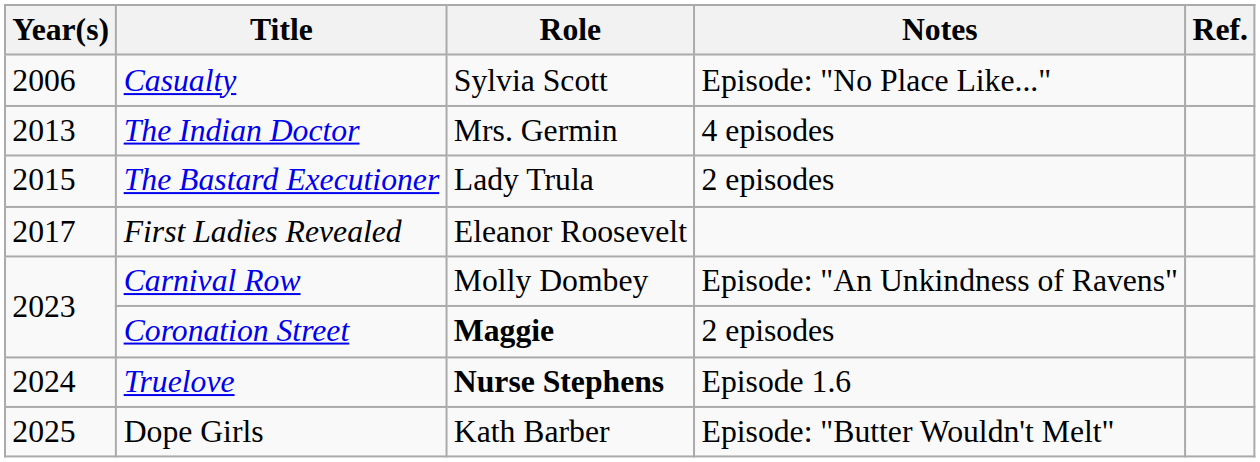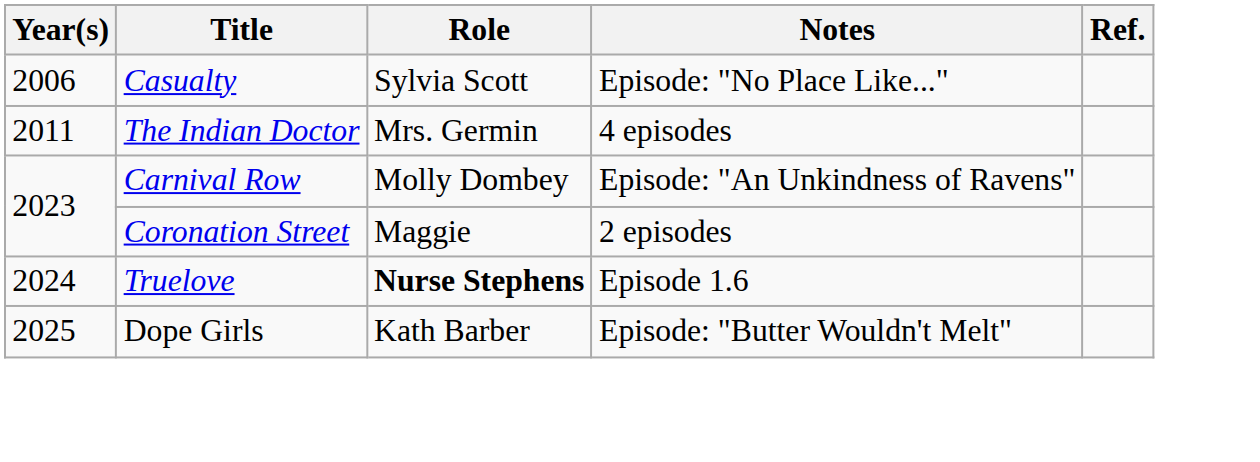(44, 130) 2013 -> (43, 130) 2011
- row: (281, 180)
- row: (263, 230)
(504, 331) bold -> (422, 230) normal
